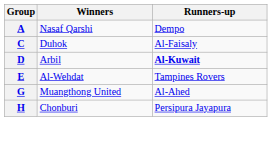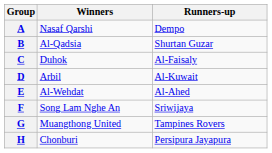+ row: (21, 44)
(177, 60) bold -> (176, 76) normal
(190, 76) Tampines Rovers -> (172, 92) Al-Ahed
+ row: (21, 108)
(172, 92) Al-Ahed -> (190, 124) Tampines Rovers
